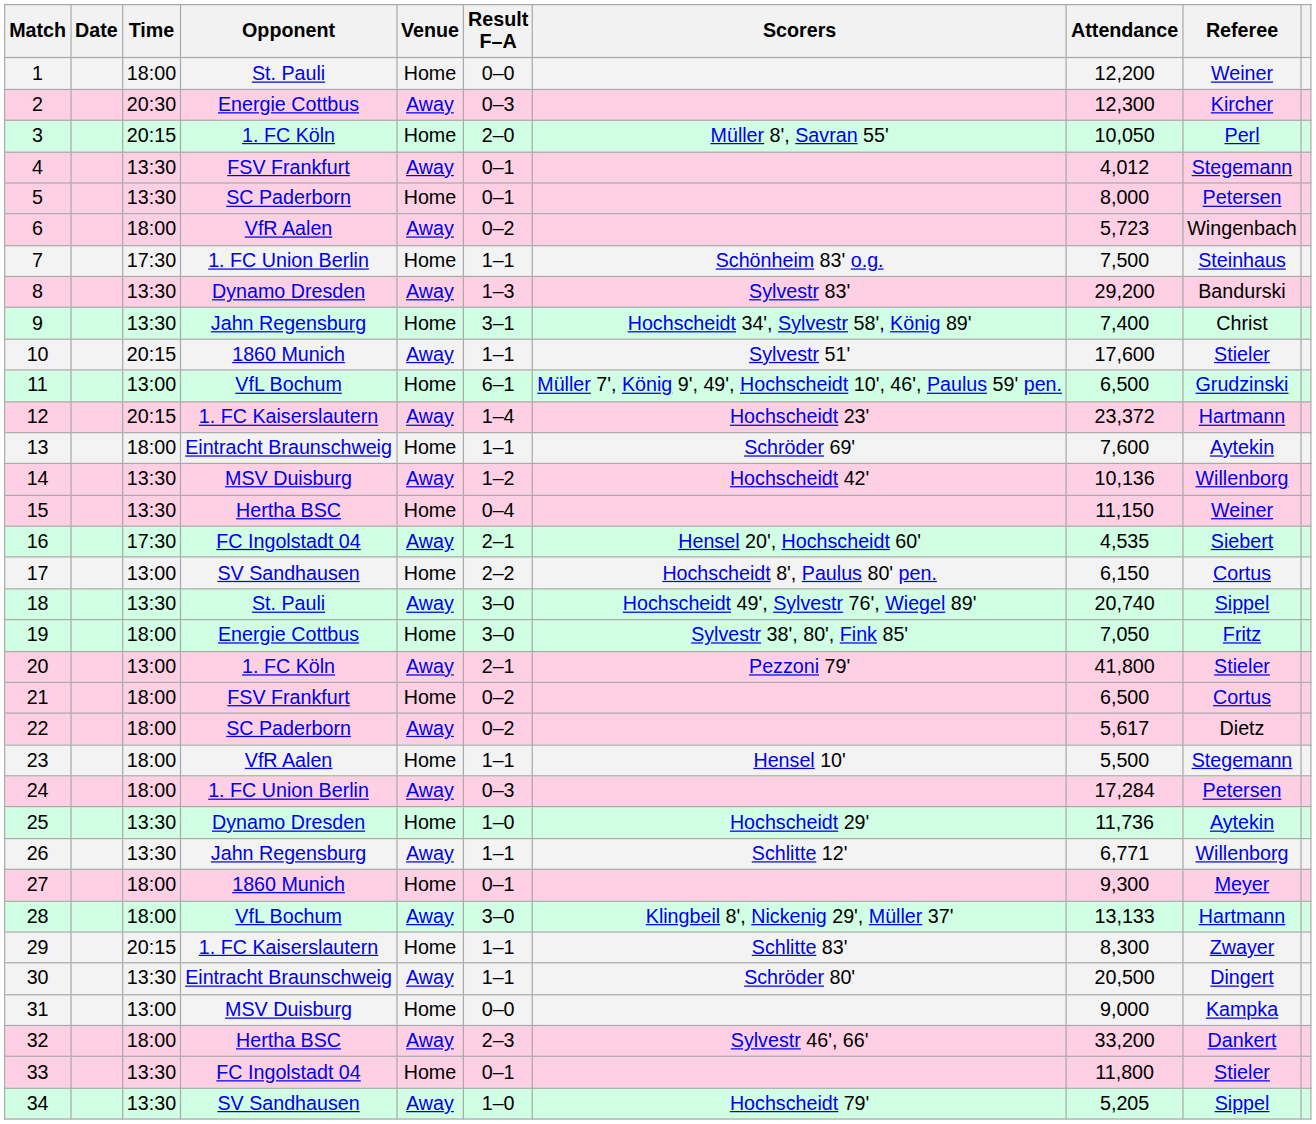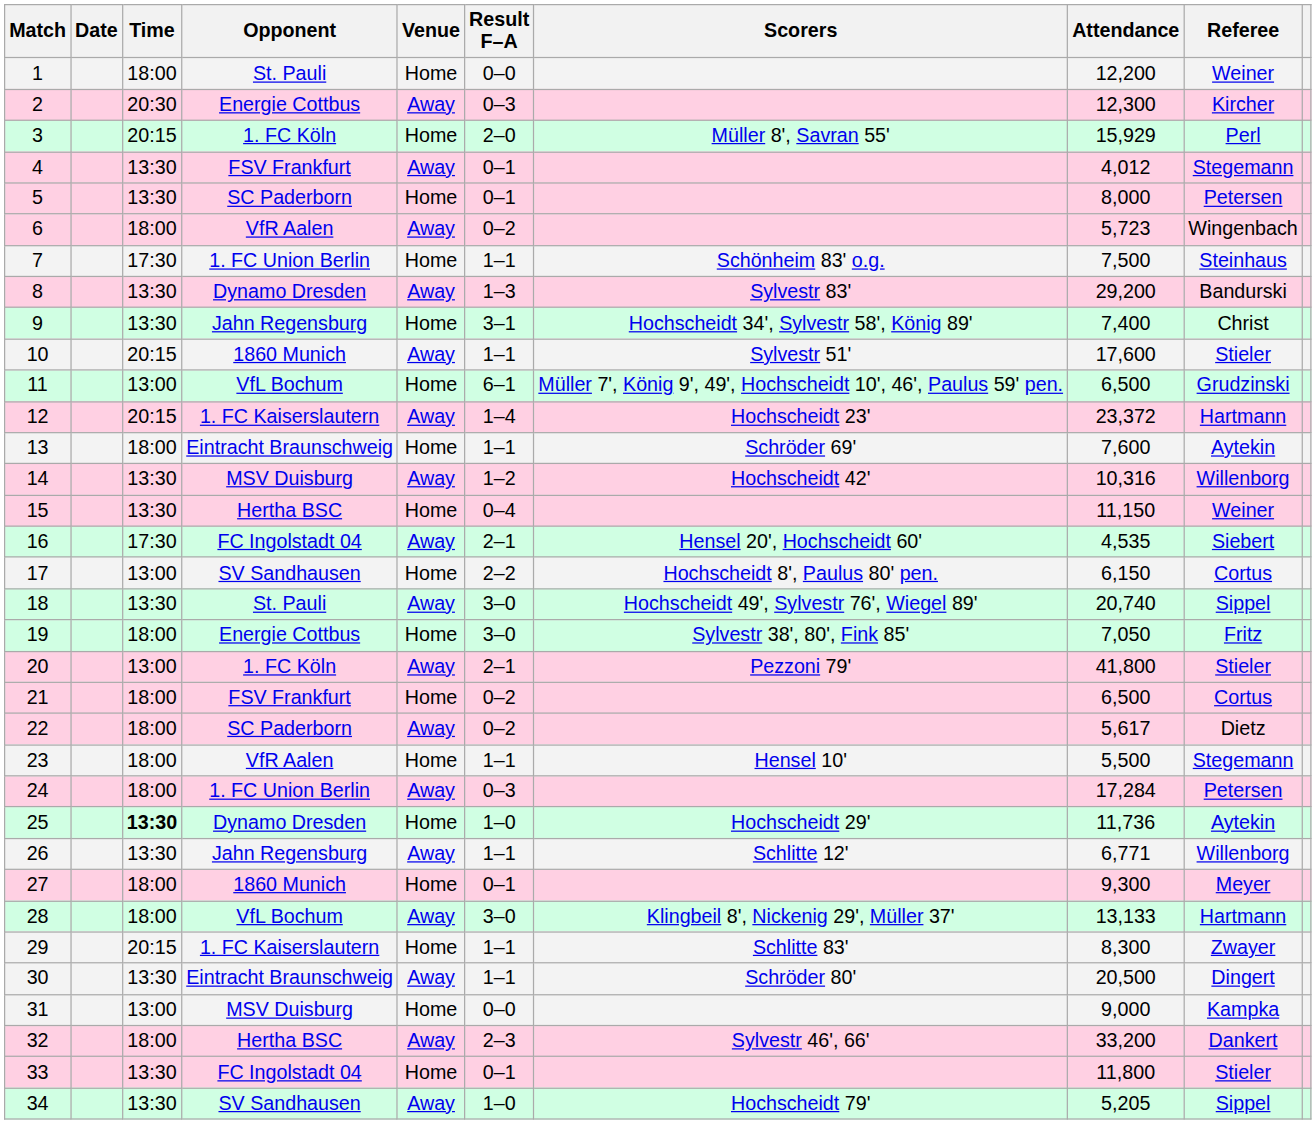(1125, 135) 10,050 -> (1126, 135) 15,929
(1125, 479) 10,136 -> (1126, 479) 10,316
(151, 822) normal -> (152, 822) bold
